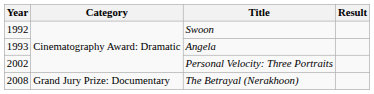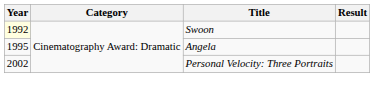(18, 30) no background -> (18, 30) lightyellow background
(18, 47) 1993 -> (18, 47) 1995
- row: (242, 81)
